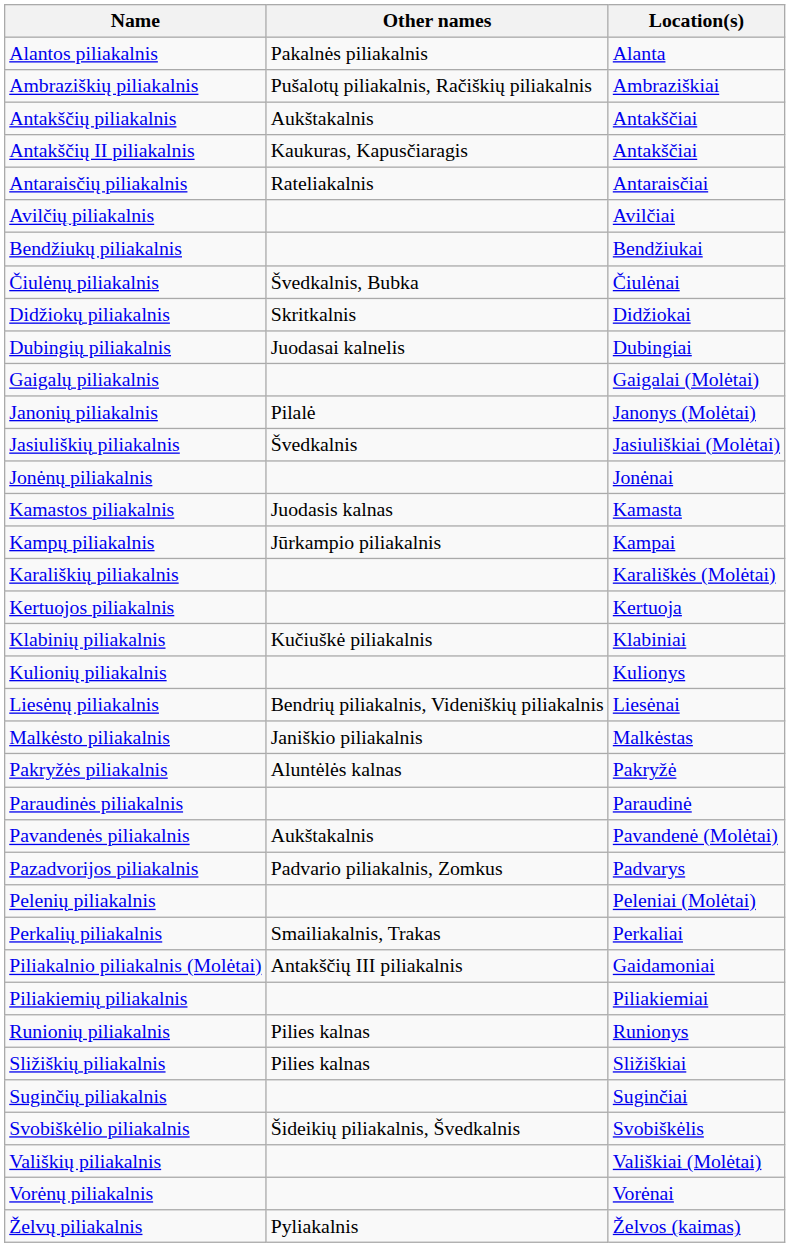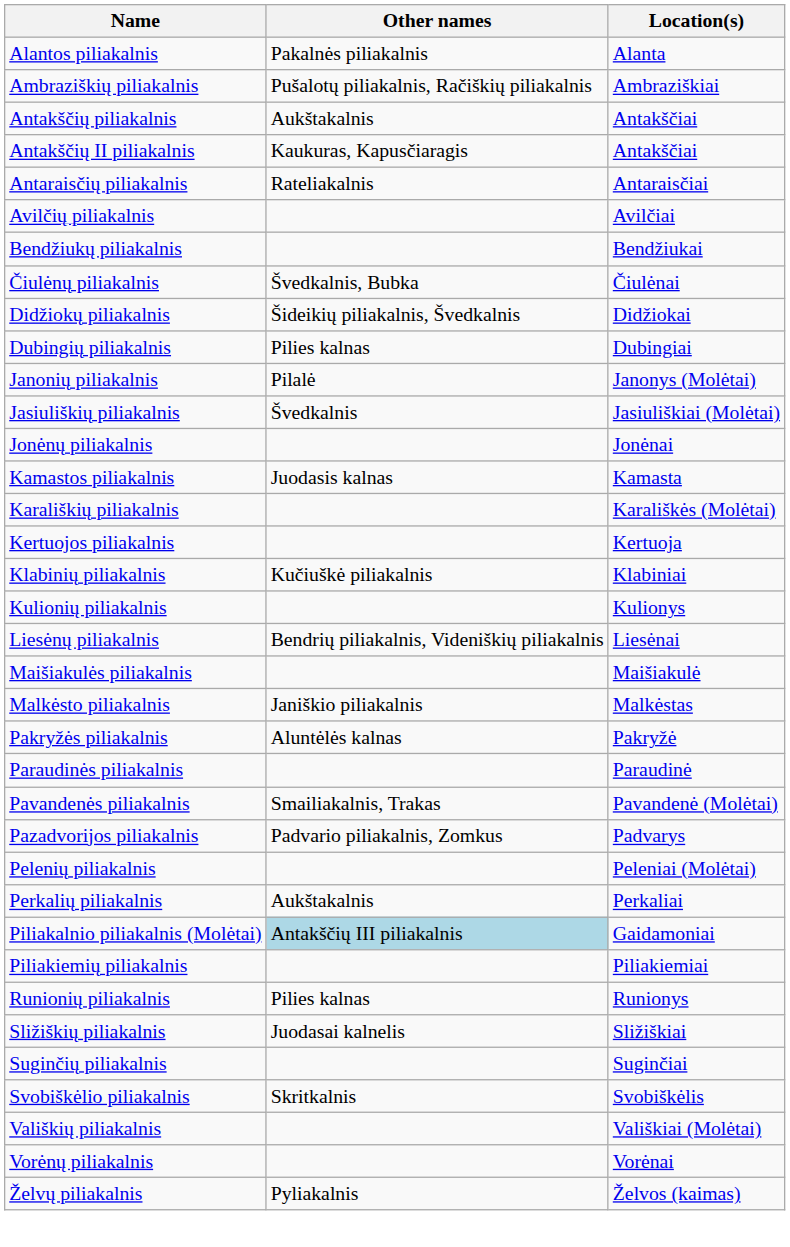(313, 314) Skritkalnis -> (395, 314) Šideikių piliakalnis, Švedkalnis
(338, 346) Juodasai kalnelis -> (320, 346) Pilies kalnas
- row: (84, 379)
- row: (82, 542)
+ row: (101, 672)
(322, 835) Aukštakalnis -> (356, 802) Smailiakalnis, Trakas
(356, 933) Smailiakalnis, Trakas -> (322, 900) Aukštakalnis
(367, 965) no background -> (367, 933) lightblue background
(320, 1063) Pilies kalnas -> (338, 1030) Juodasai kalnelis
(395, 1128) Šideikių piliakalnis, Švedkalnis -> (313, 1096) Skritkalnis
